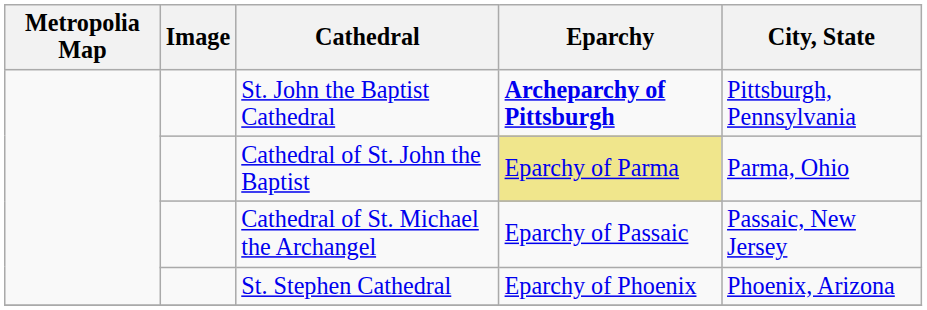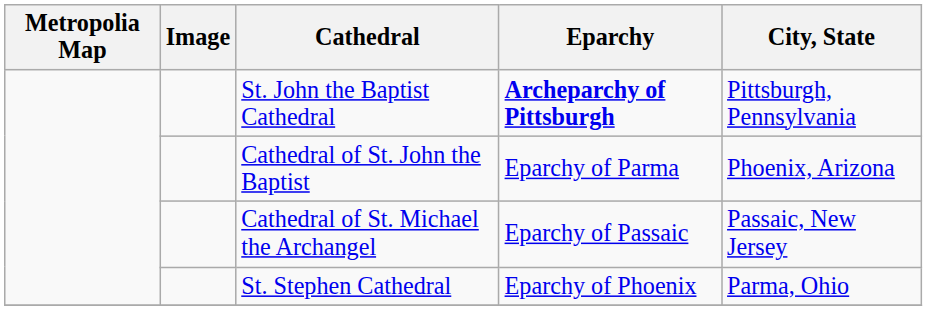(592, 168) khaki background -> (592, 168) no background
(788, 168) Parma, Ohio -> (811, 168) Phoenix, Arizona
(811, 285) Phoenix, Arizona -> (788, 285) Parma, Ohio
